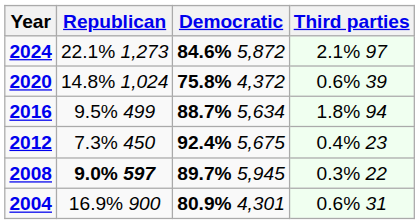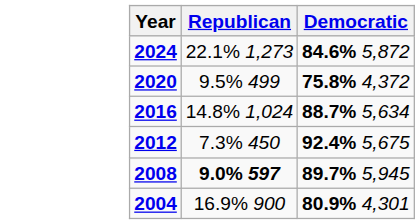- column: (352, 21)
(115, 82) 14.8% 1,024 -> (239, 82) 9.5% 499
(115, 112) 9.5% 499 -> (239, 112) 14.8% 1,024
